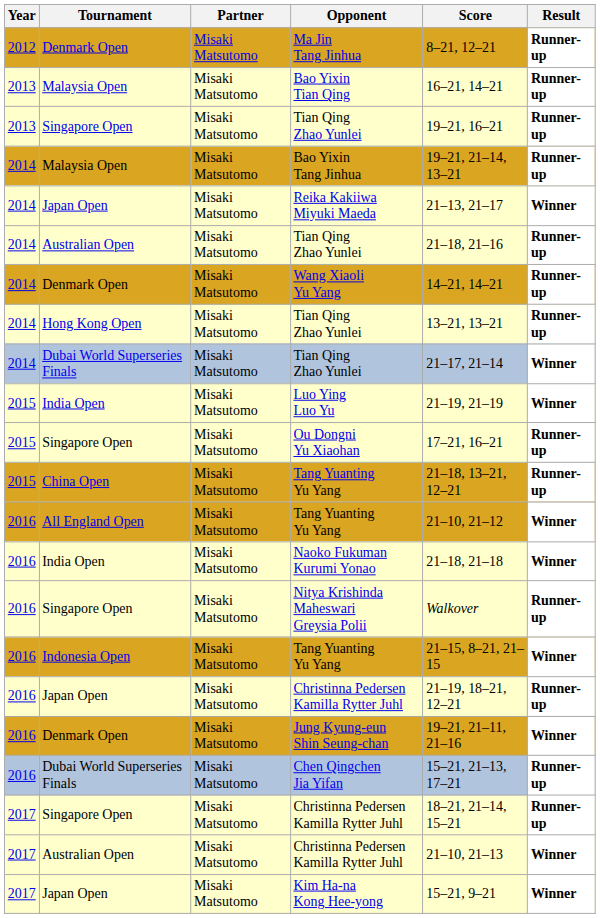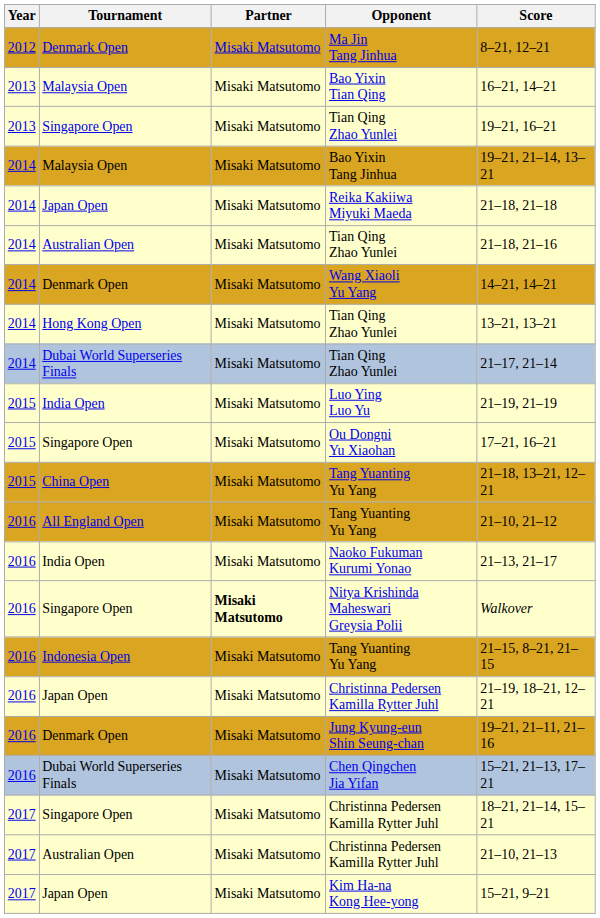- column: (561, 16)
(465, 205) 21–13, 21–17 -> (519, 205) 21–18, 21–18
(465, 561) 21–18, 21–18 -> (519, 561) 21–13, 21–17
(226, 609) normal -> (249, 609) bold
